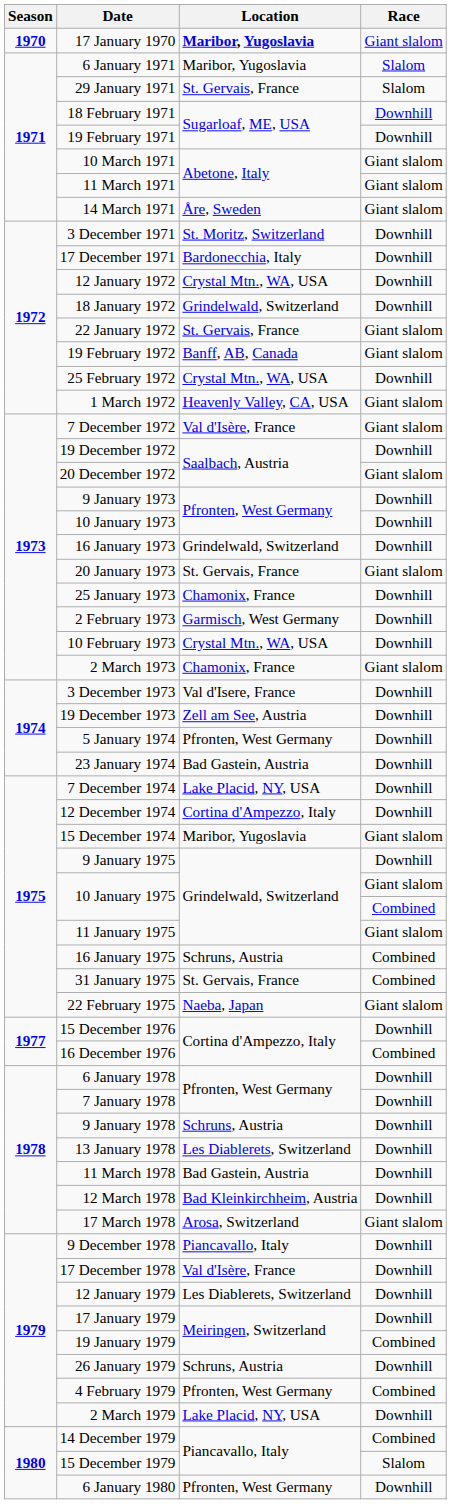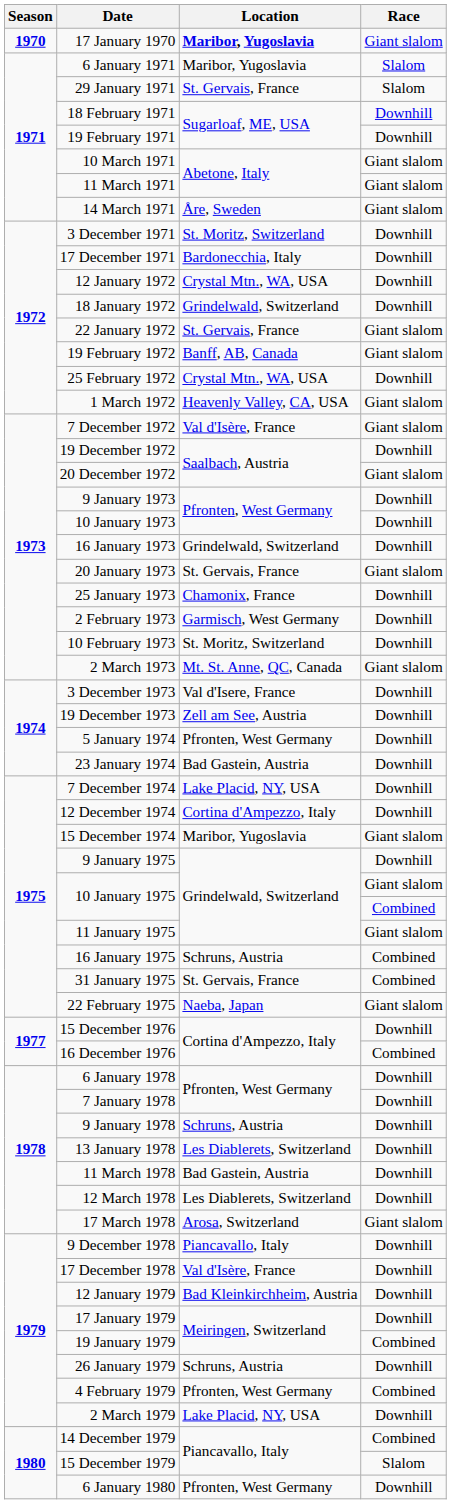(255, 643) Crystal Mtn., WA, USA -> (253, 643) St. Moritz, Switzerland
(239, 667) Chamonix, France -> (262, 667) Mt. St. Anne, QC, Canada
(270, 1197) Bad Kleinkirchheim, Austria -> (267, 1197) Les Diablerets, Switzerland
(267, 1294) Les Diablerets, Switzerland -> (270, 1294) Bad Kleinkirchheim, Austria
